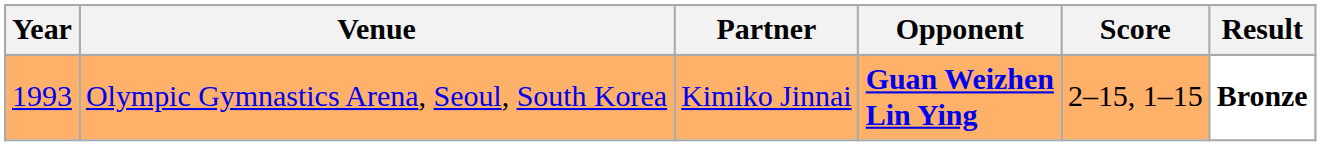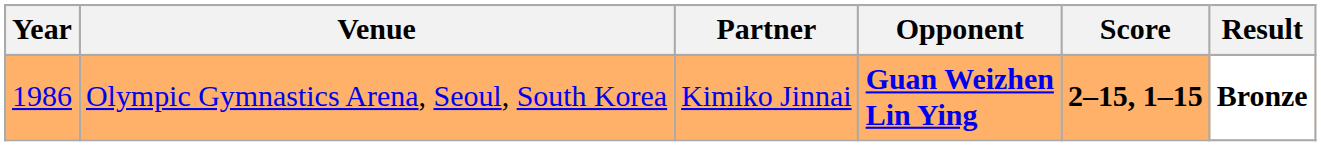(42, 96) 1993 -> (42, 96) 1986
(1135, 96) normal -> (1135, 96) bold
